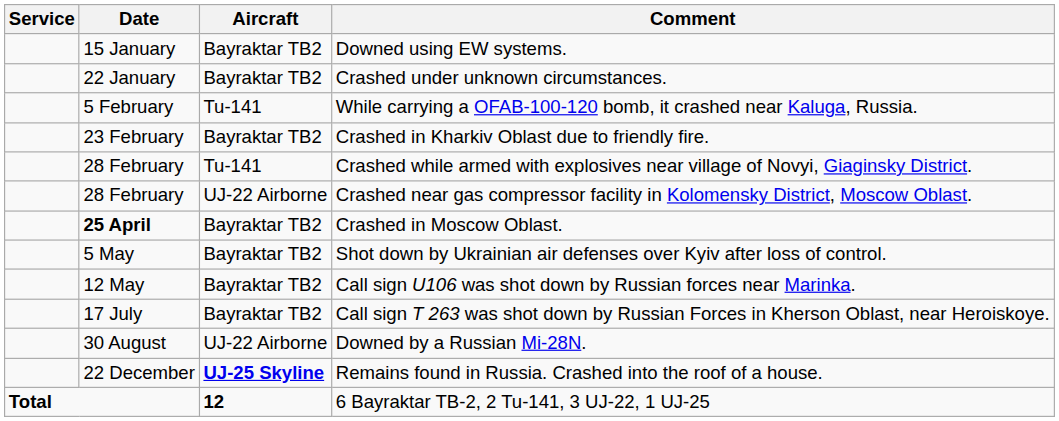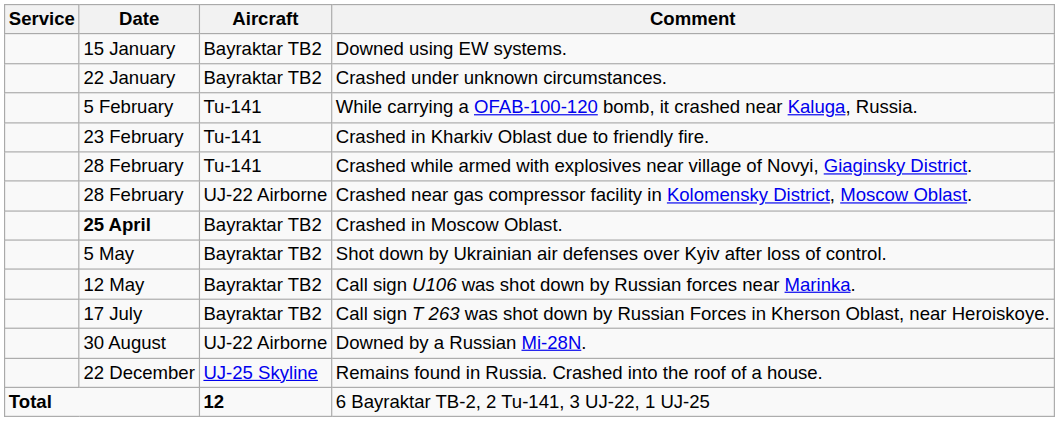(263, 136) Bayraktar TB2 -> (232, 136) Tu-141
(264, 372) bold -> (261, 372) normal
